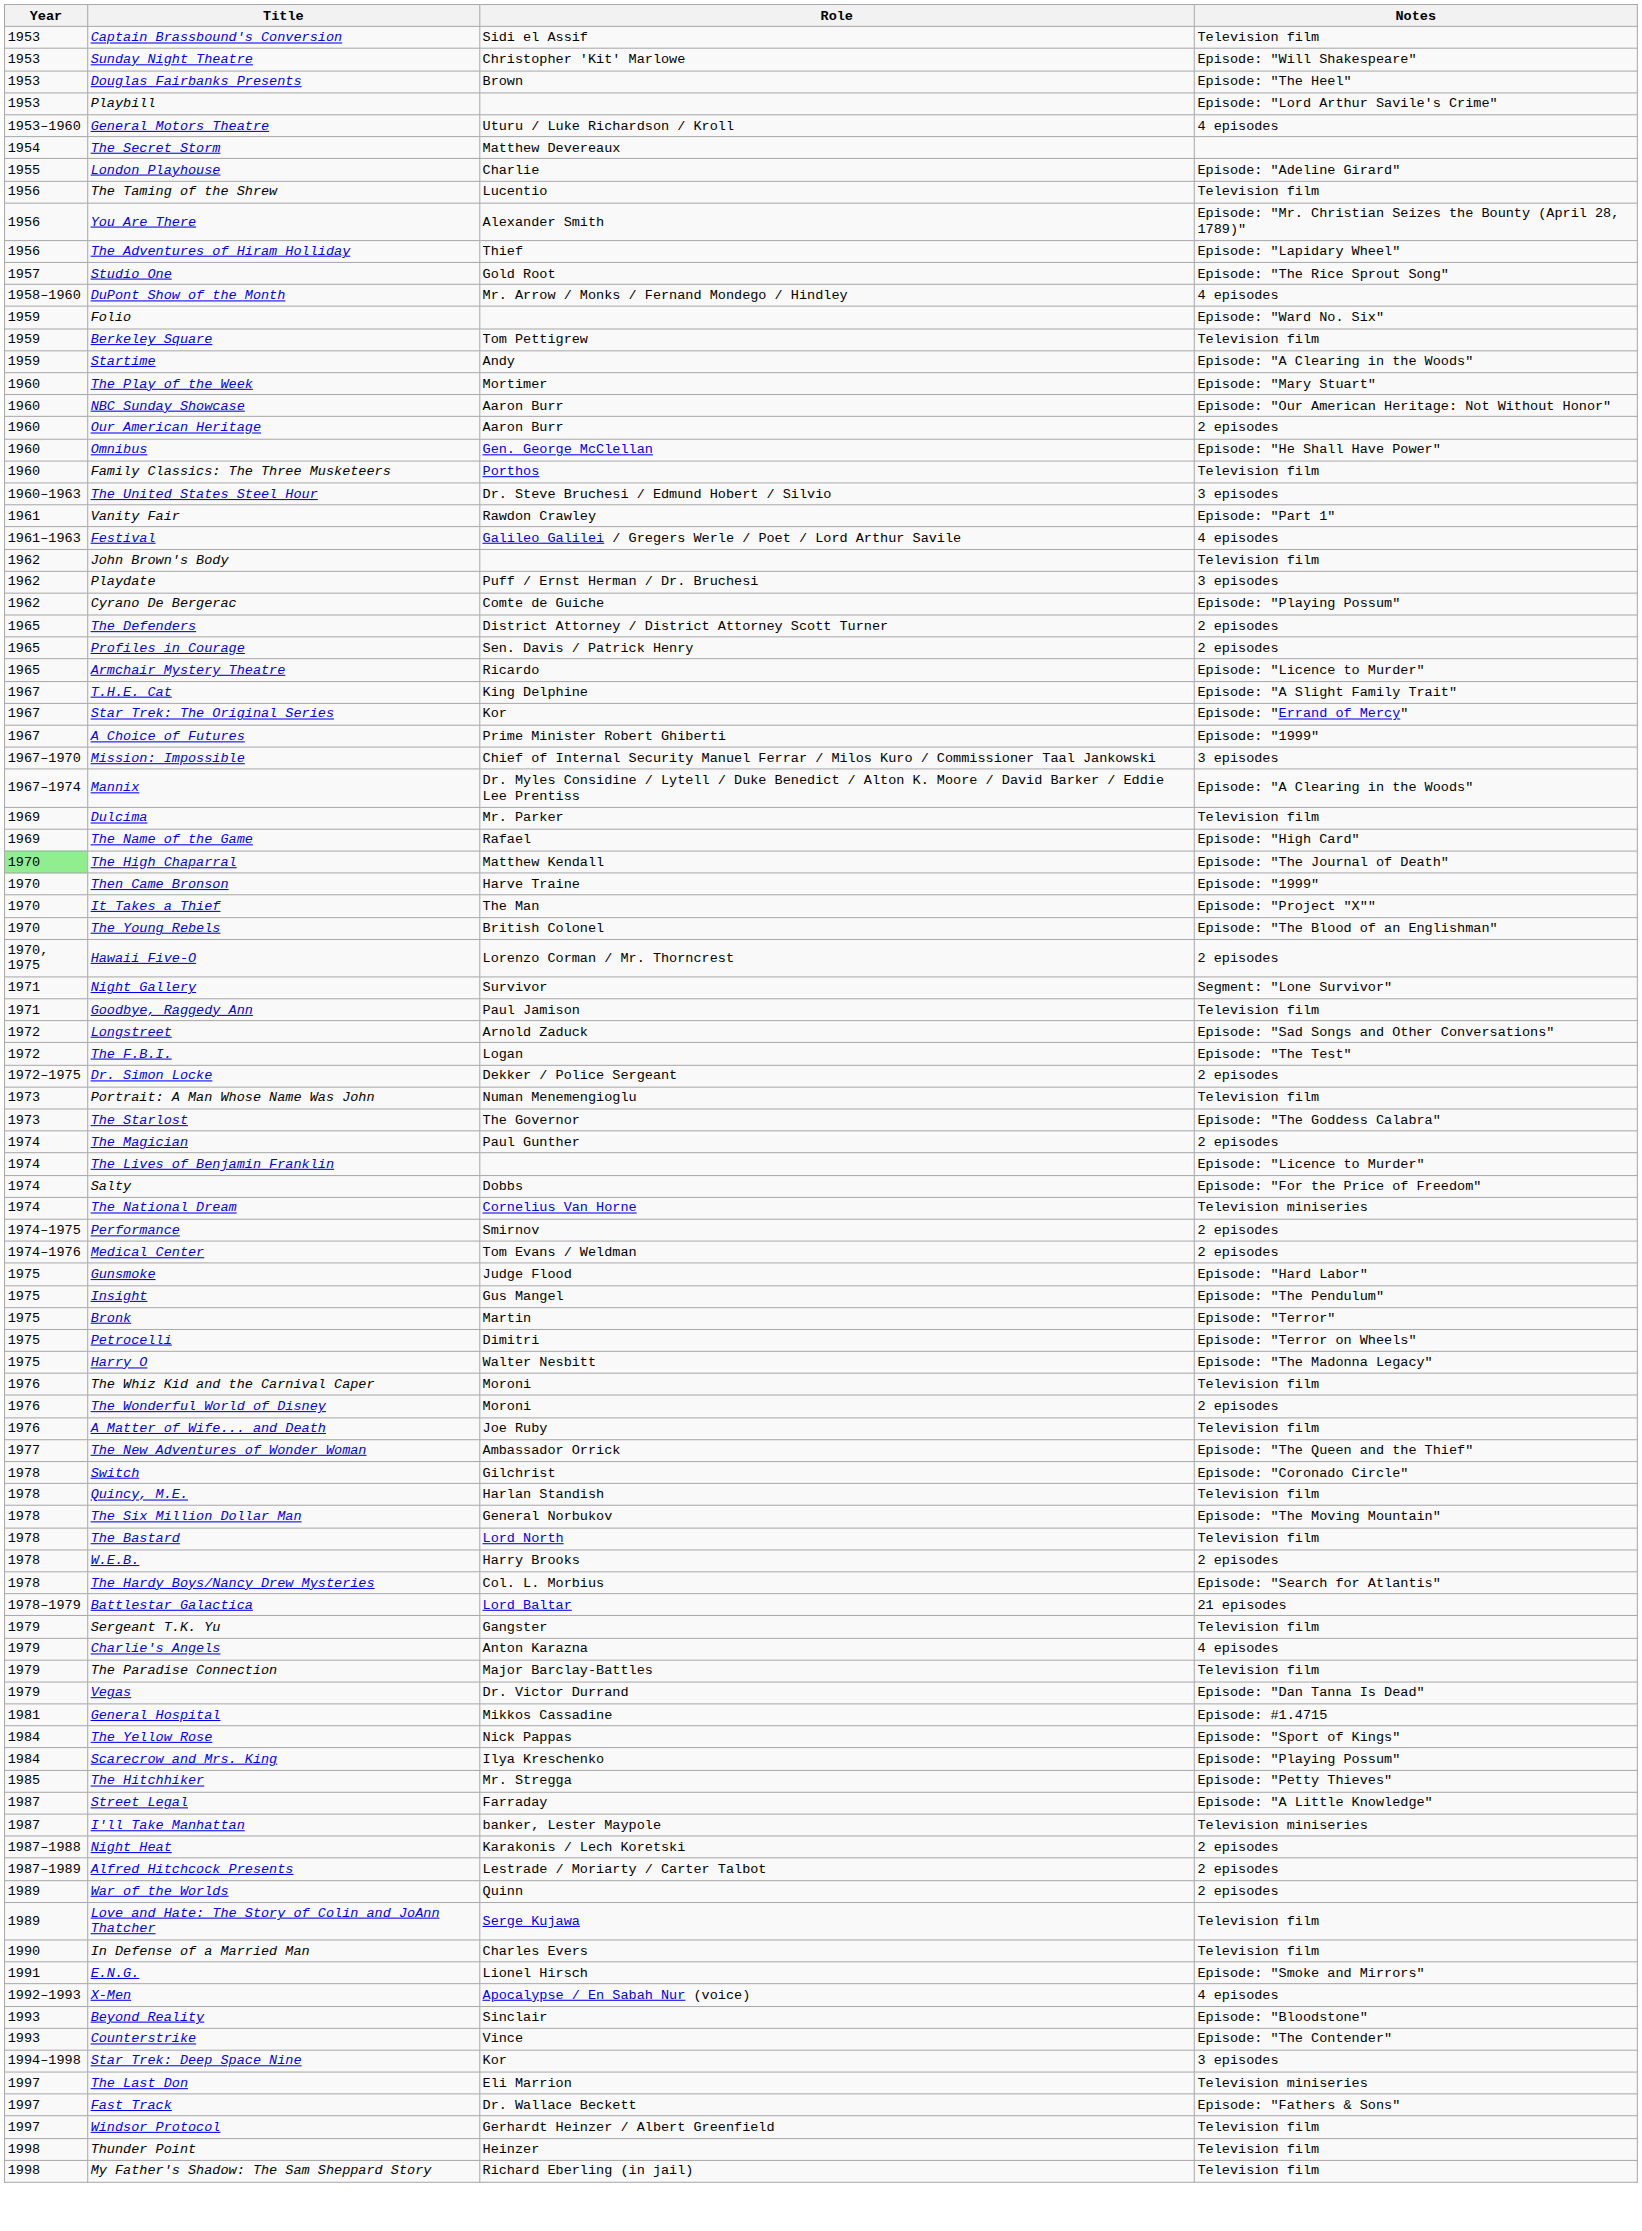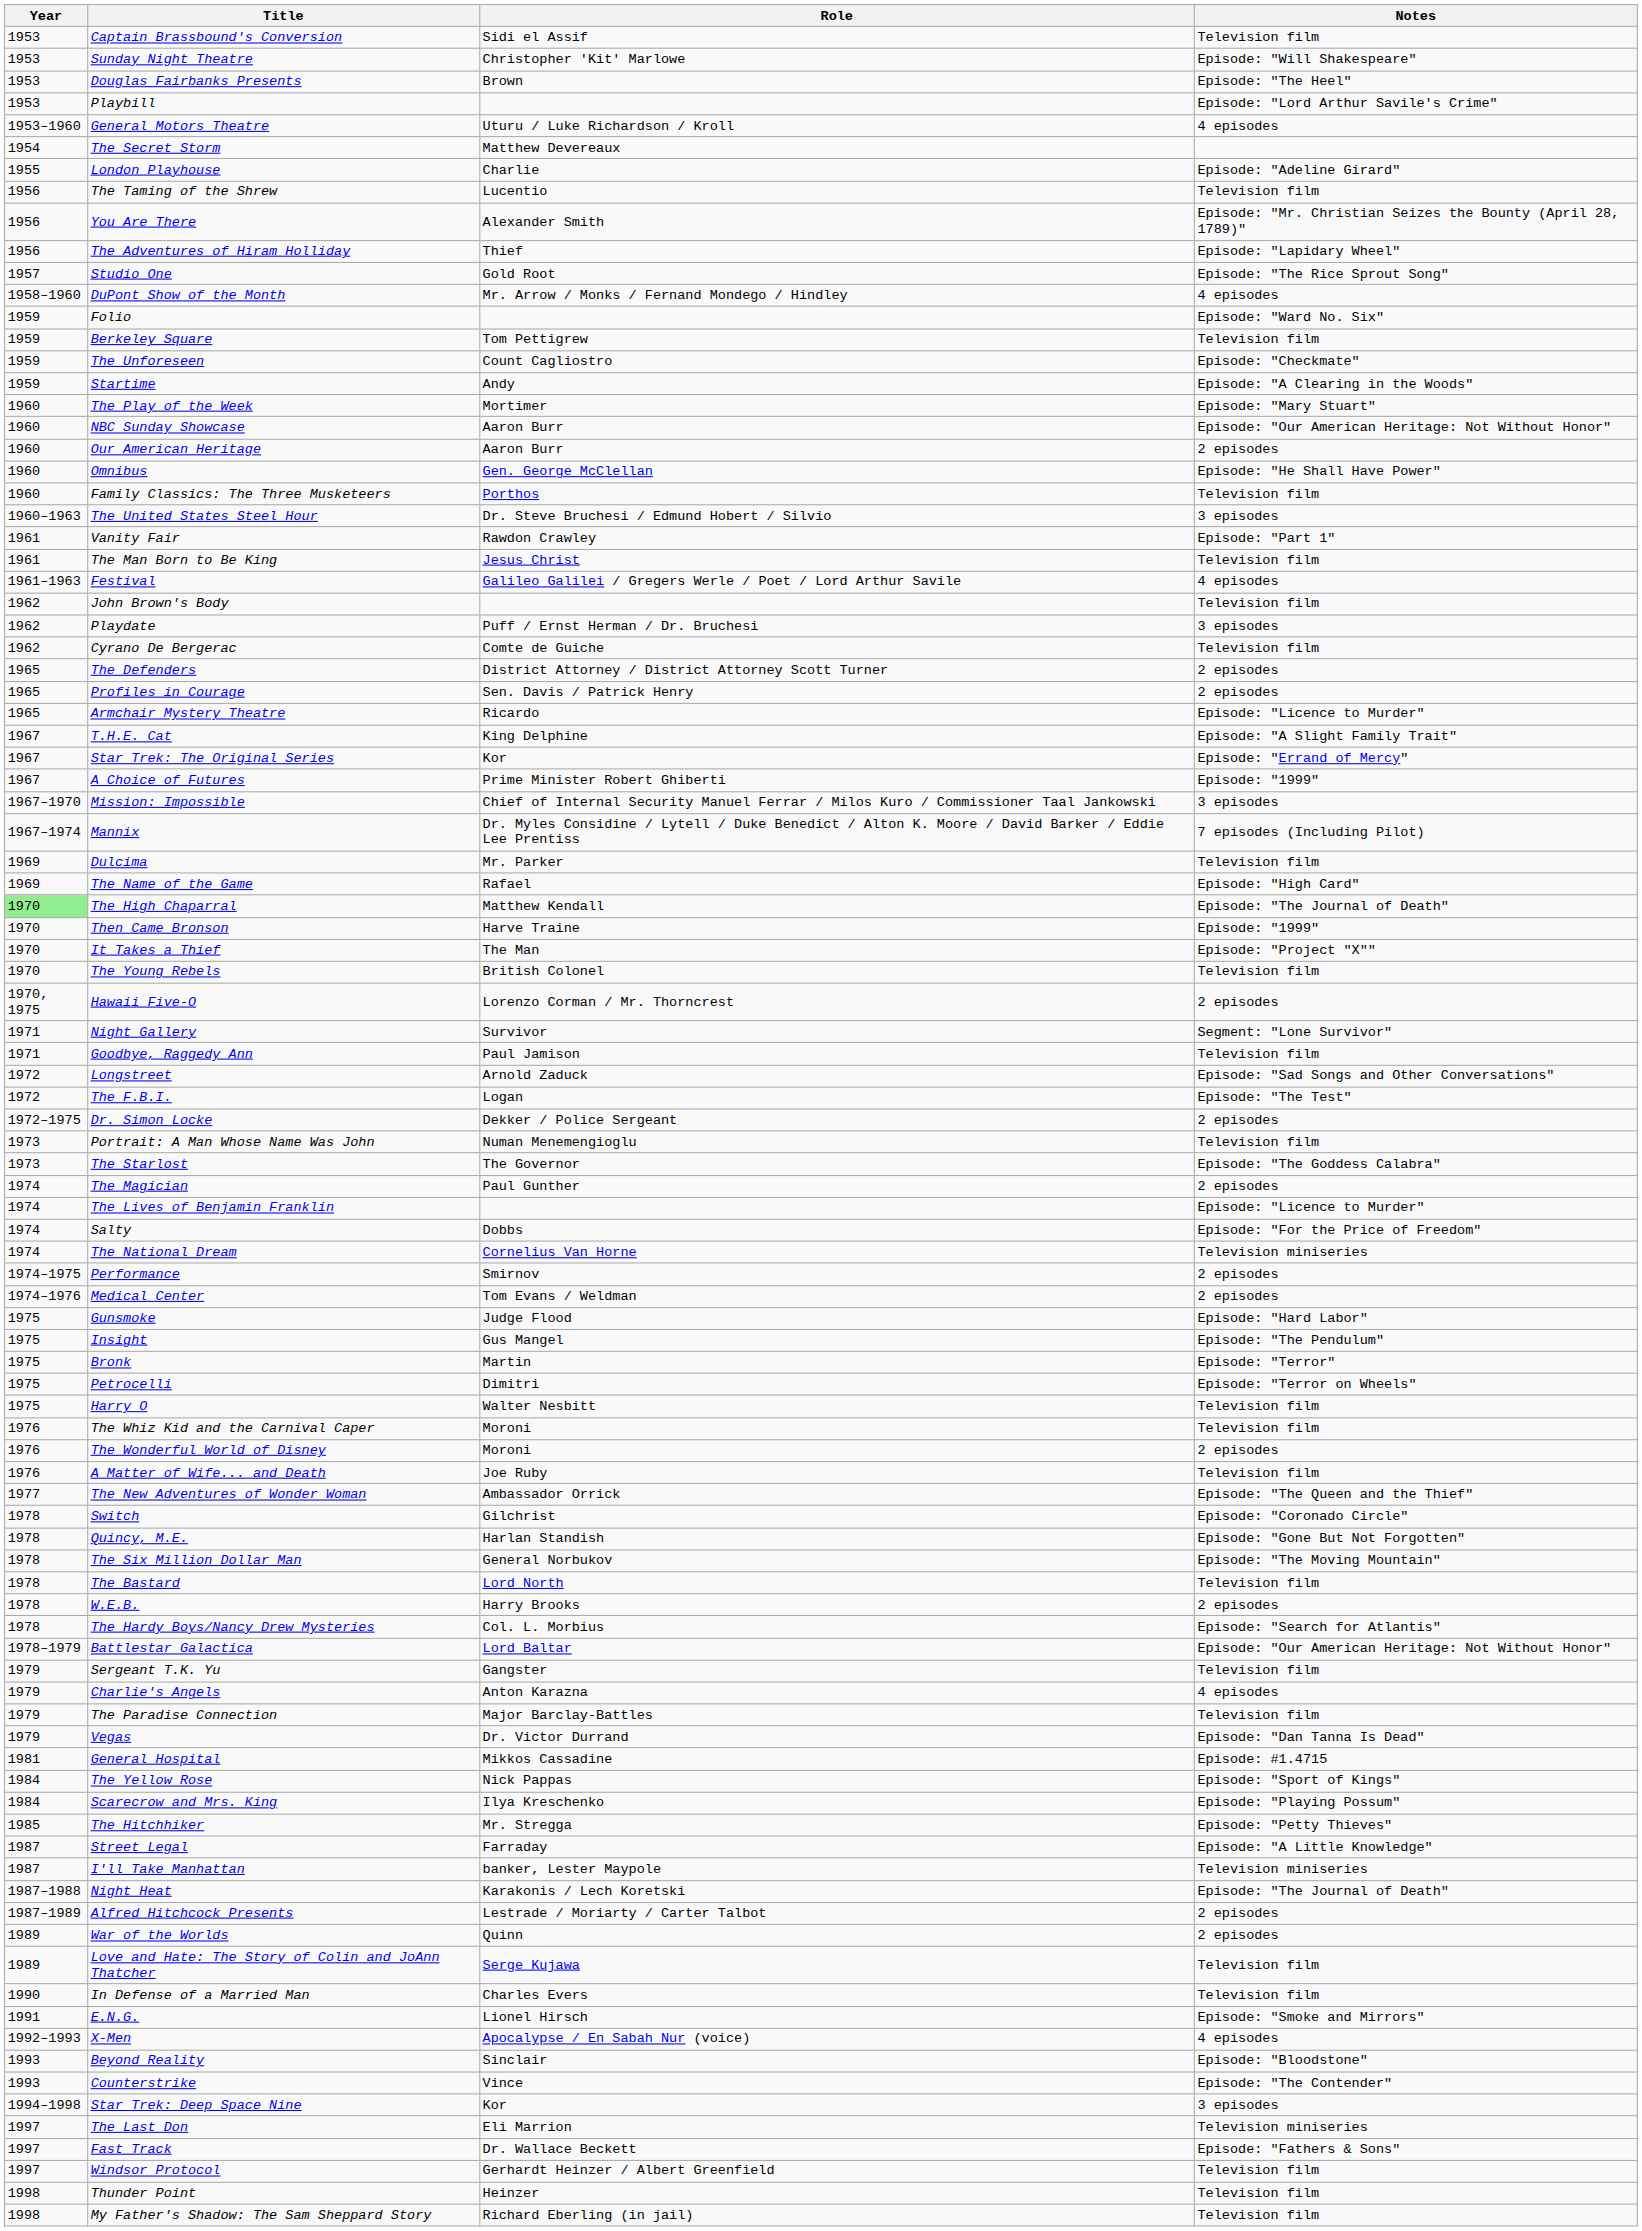+ row: (147, 362)
+ row: (184, 560)
(1299, 604) Episode: "Playing Possum" -> (1258, 648) Television film
(1335, 788) Episode: "A Clearing in the Woods" -> (1311, 832) 7 episodes (Including Pilot)
(1348, 928) Episode: "The Blood of an Englishman" -> (1258, 972) Television film
(1315, 1362) Episode: "The Madonna Legacy" -> (1258, 1406) Television film
(1258, 1495) Television film -> (1331, 1539) Episode: "Gone But Not Forgotten"
(1242, 1605) 21 episodes -> (1404, 1649) Episode: "Our American Heritage: Not Without Honor"
(1238, 1847) 2 episodes -> (1323, 1891) Episode: "The Journal of Death"
